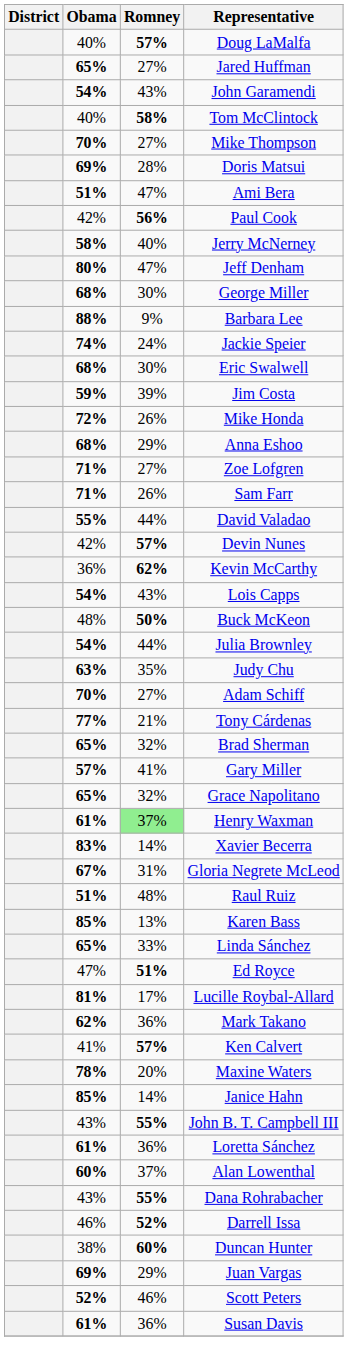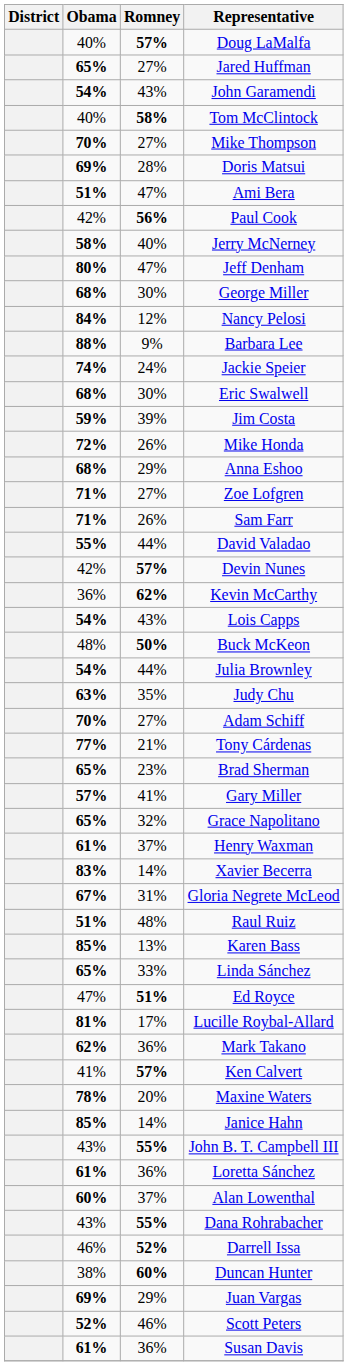+ row: (264, 318)
(152, 745) 32% -> (152, 770) 23%
(152, 820) lightgreen background -> (152, 846) no background
